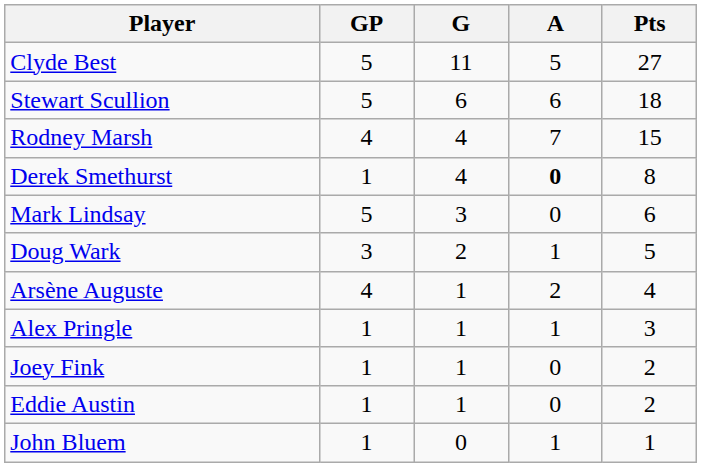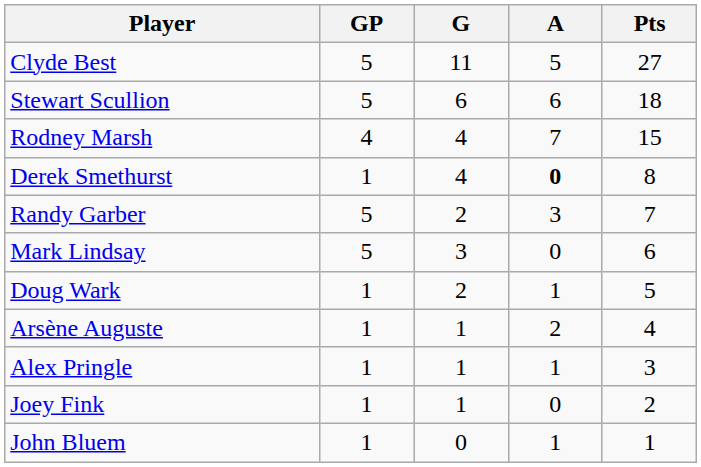+ row: (78, 213)
(367, 251) 3 -> (367, 289) 1
(367, 289) 4 -> (367, 328) 1
- row: (73, 404)
